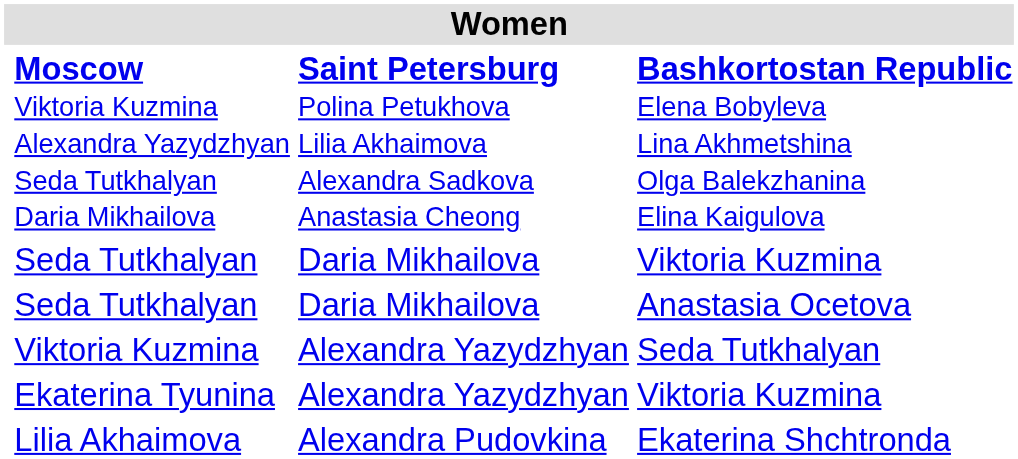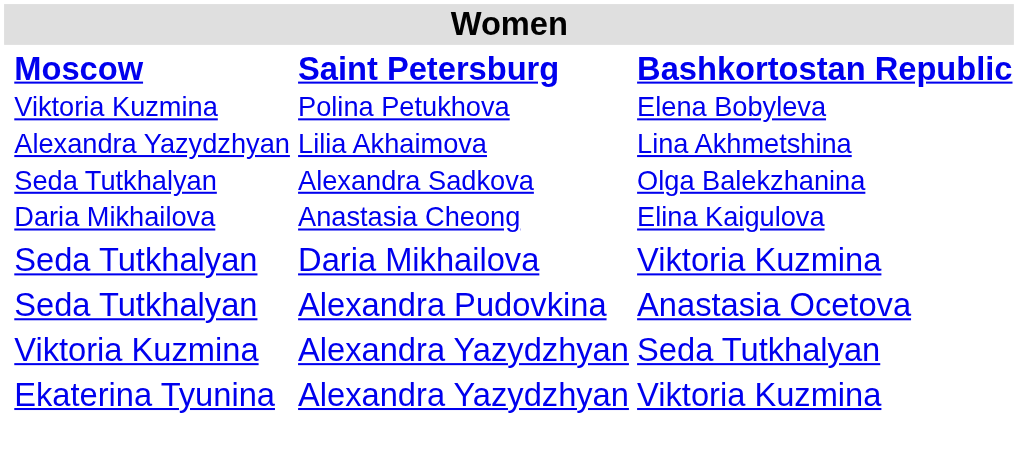(419, 305) Daria Mikhailova -> (452, 305) Alexandra Pudovkina
- row: (128, 440)
